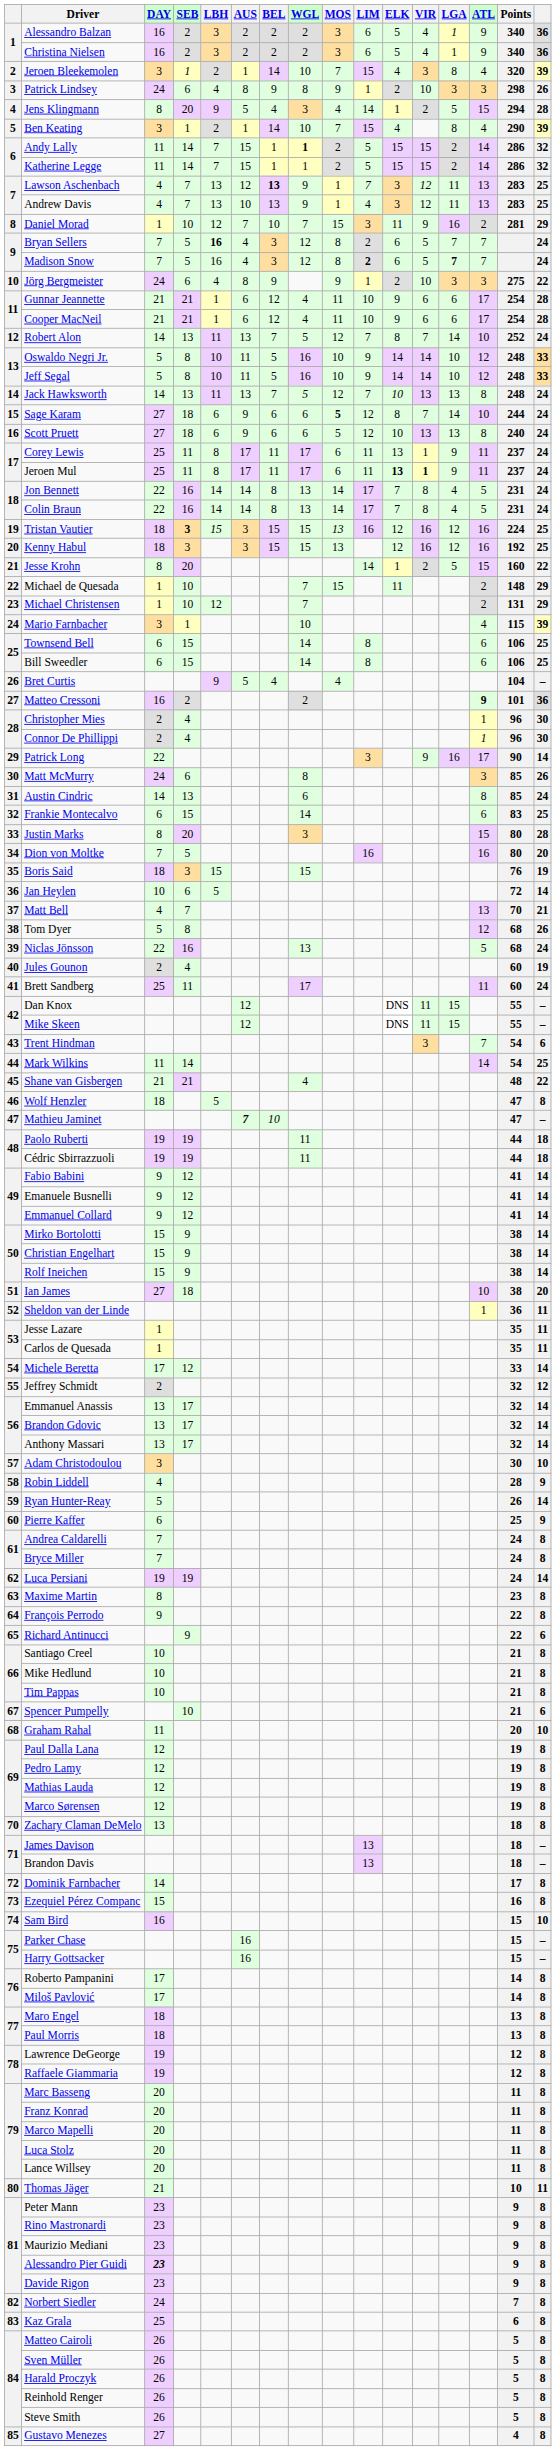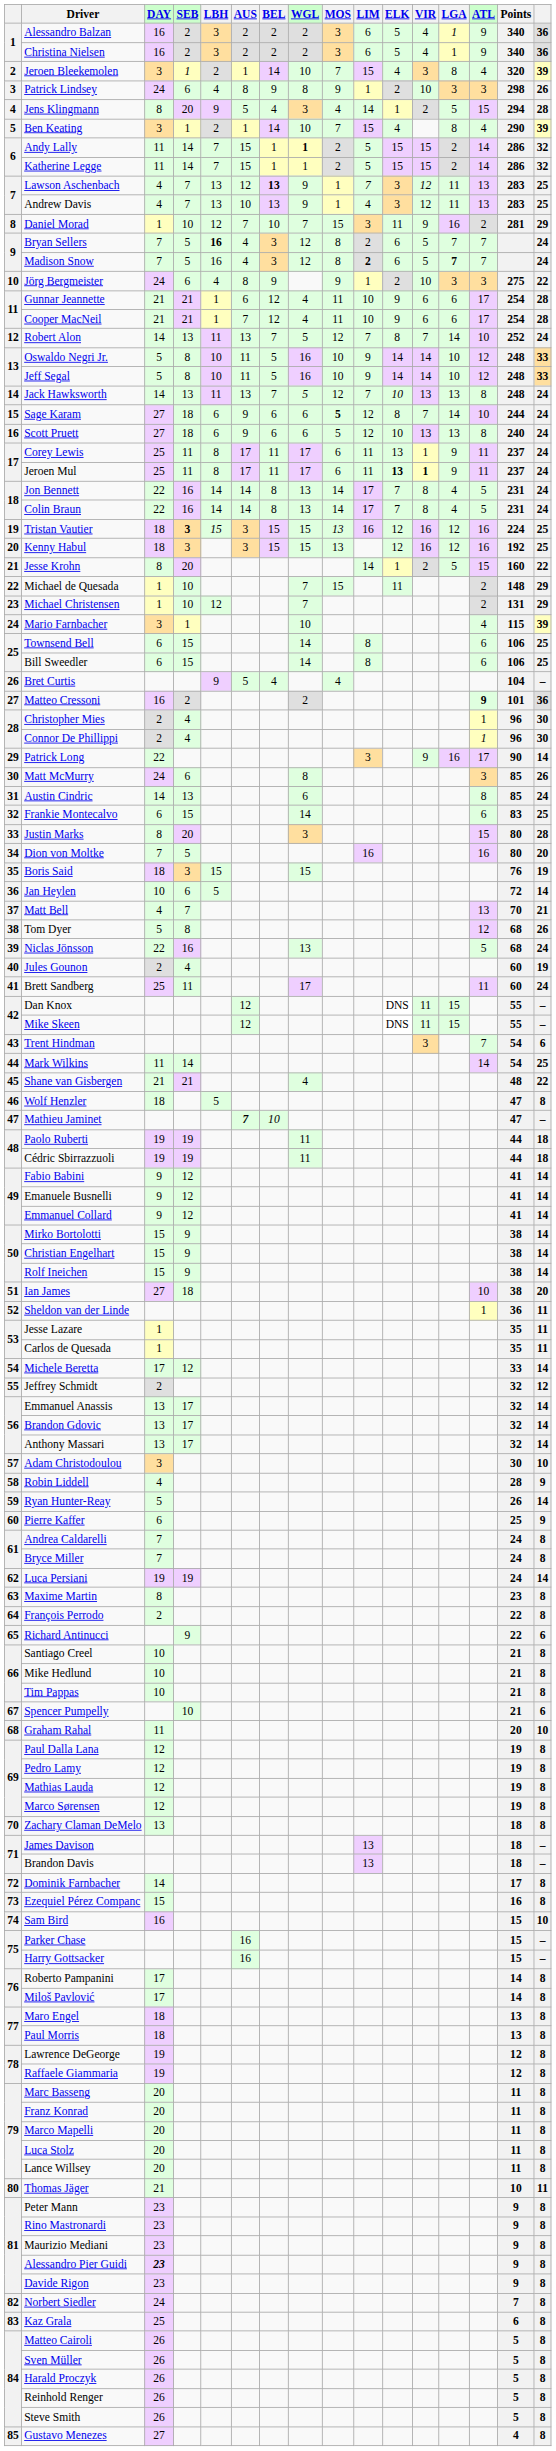(245, 318) 6 -> (245, 318) 7
(159, 1615) 9 -> (159, 1615) 2
